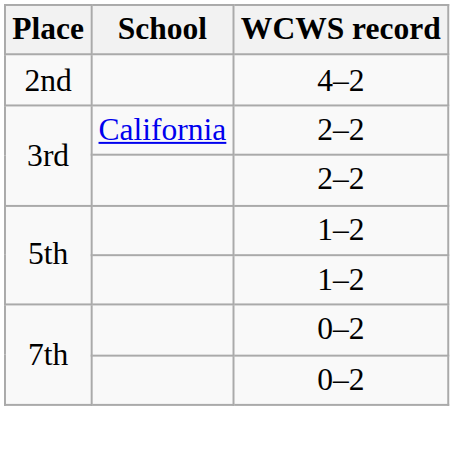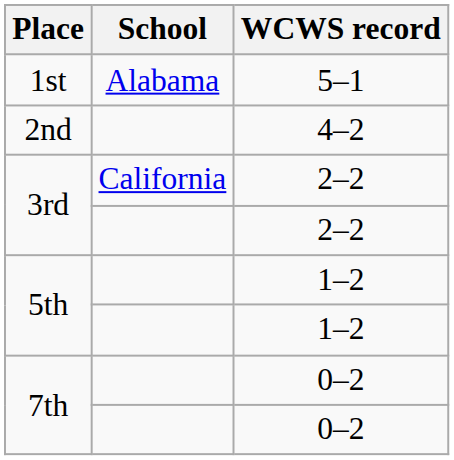+ row: (48, 79)
